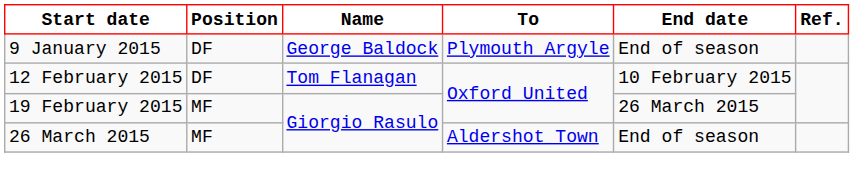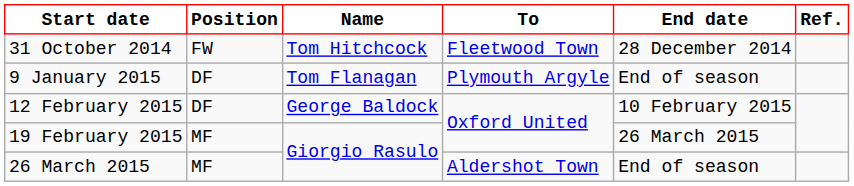+ row: (90, 49)
(362, 49) George Baldock -> (352, 78) Tom Flanagan
(352, 78) Tom Flanagan -> (362, 108) George Baldock
